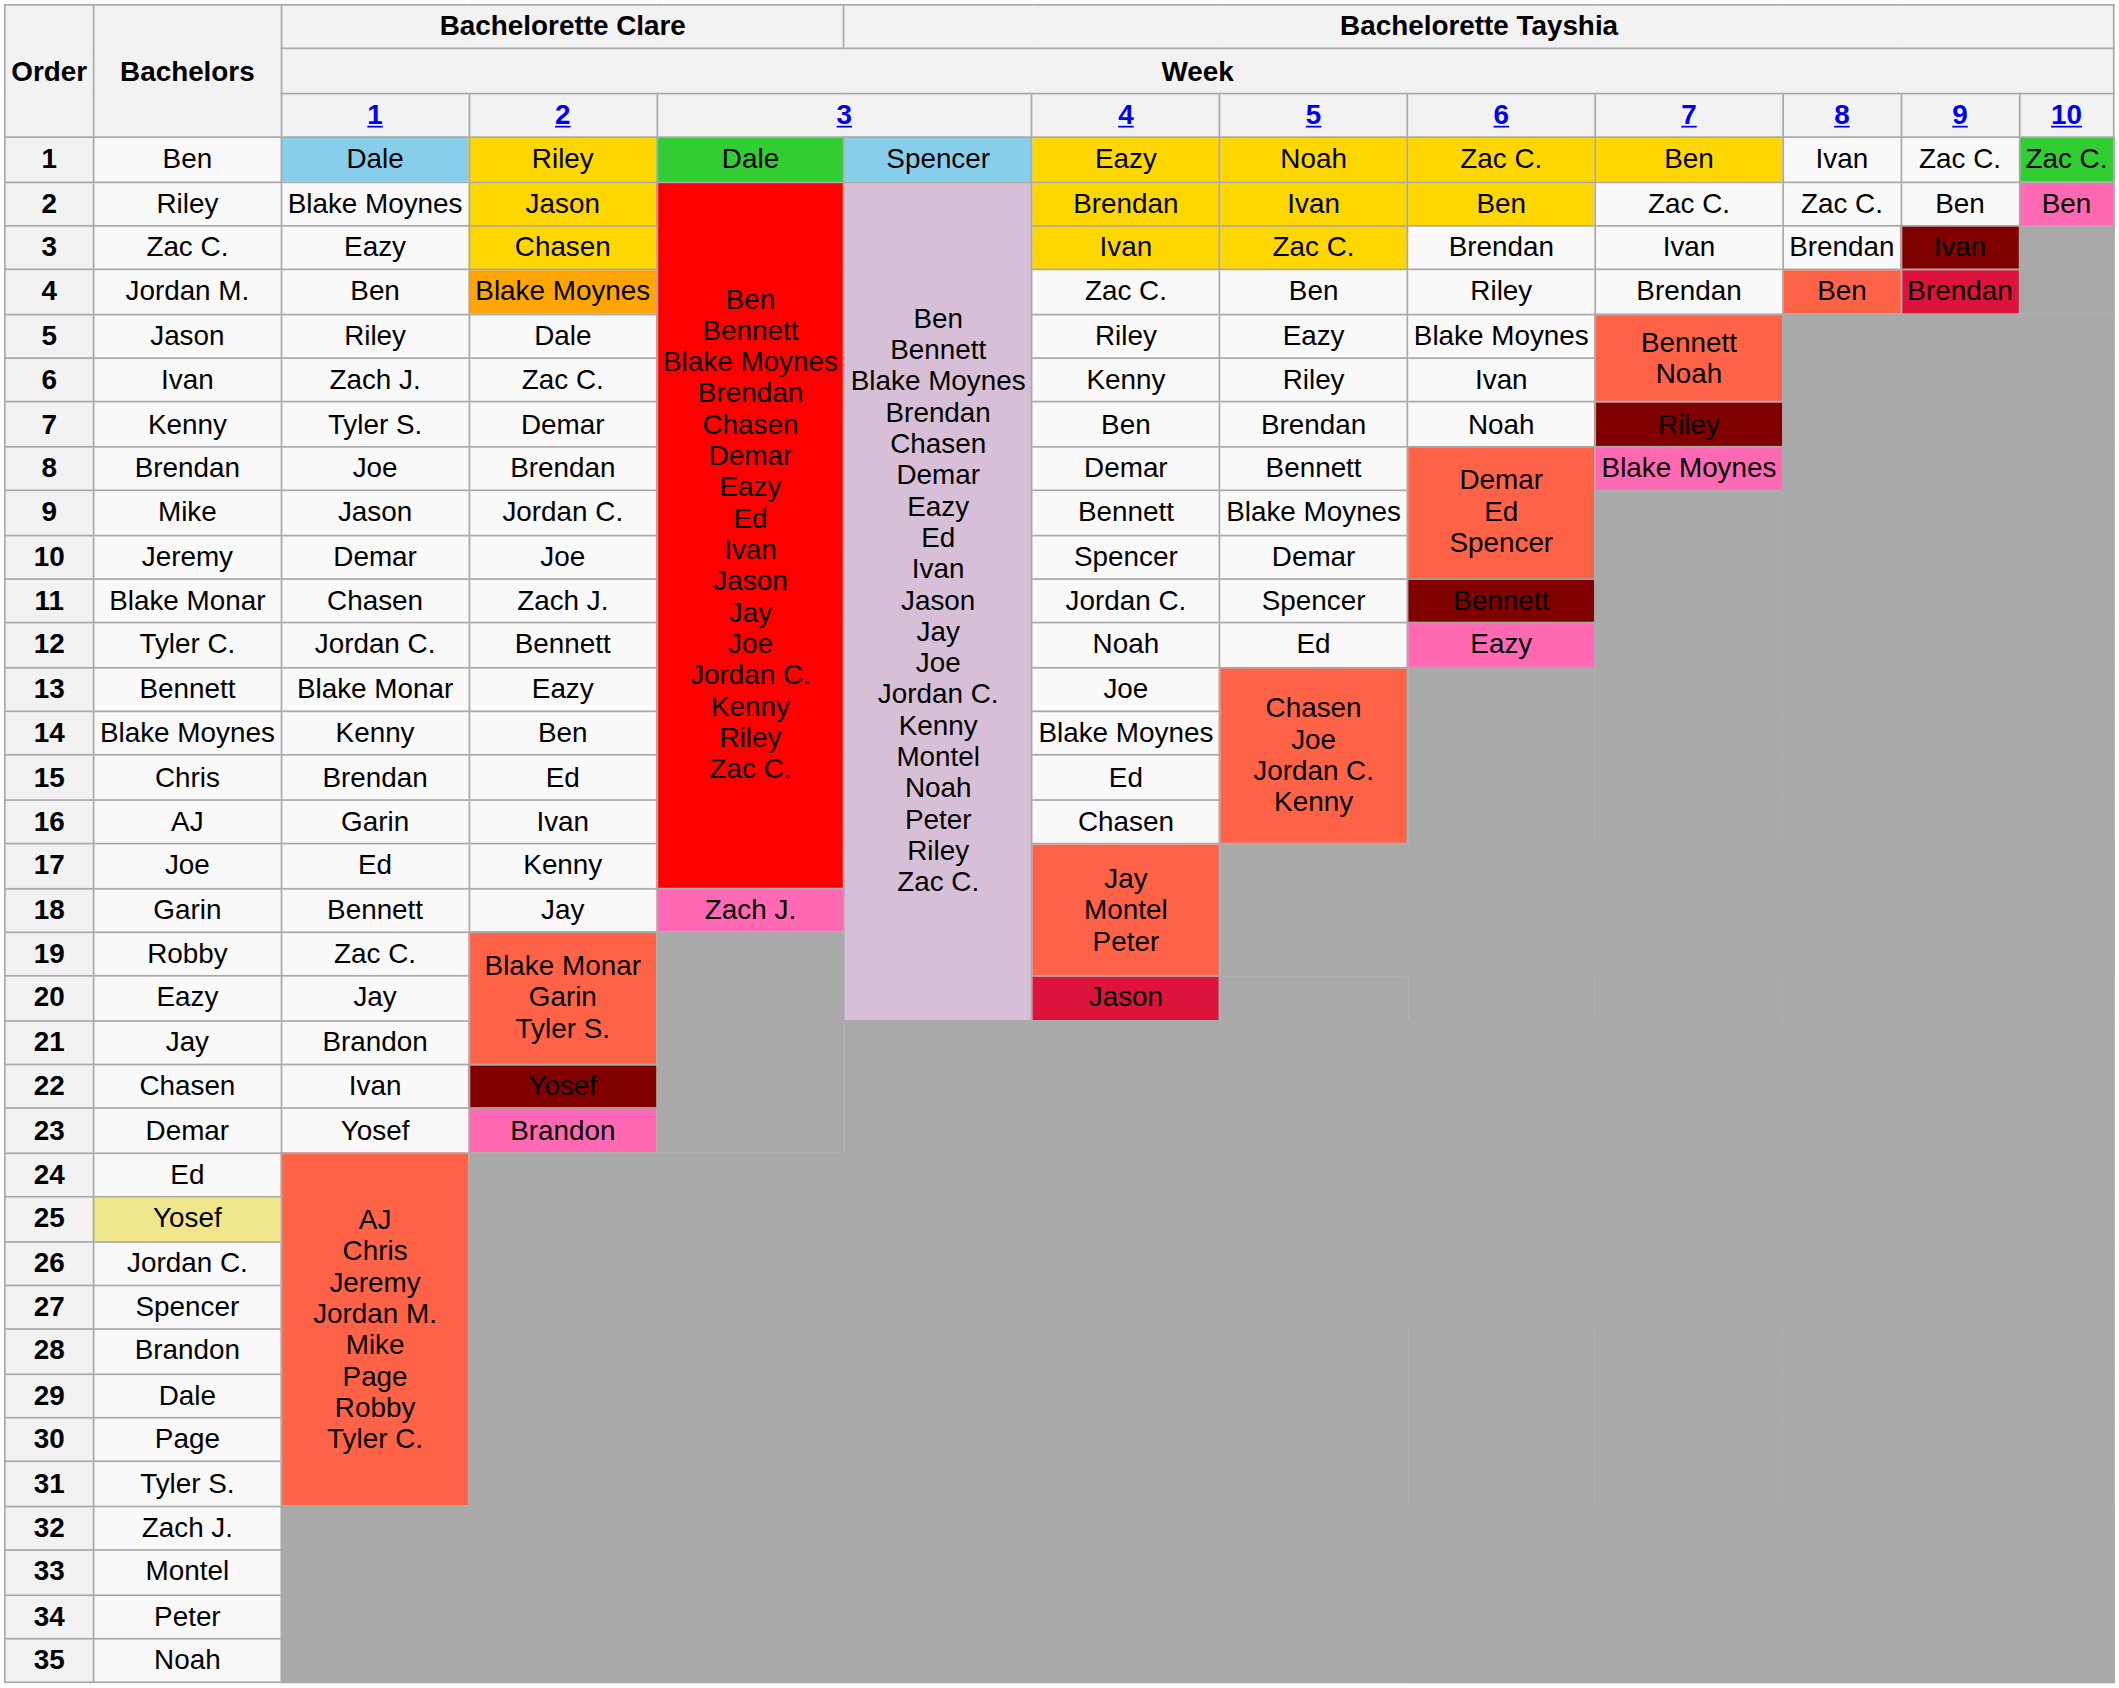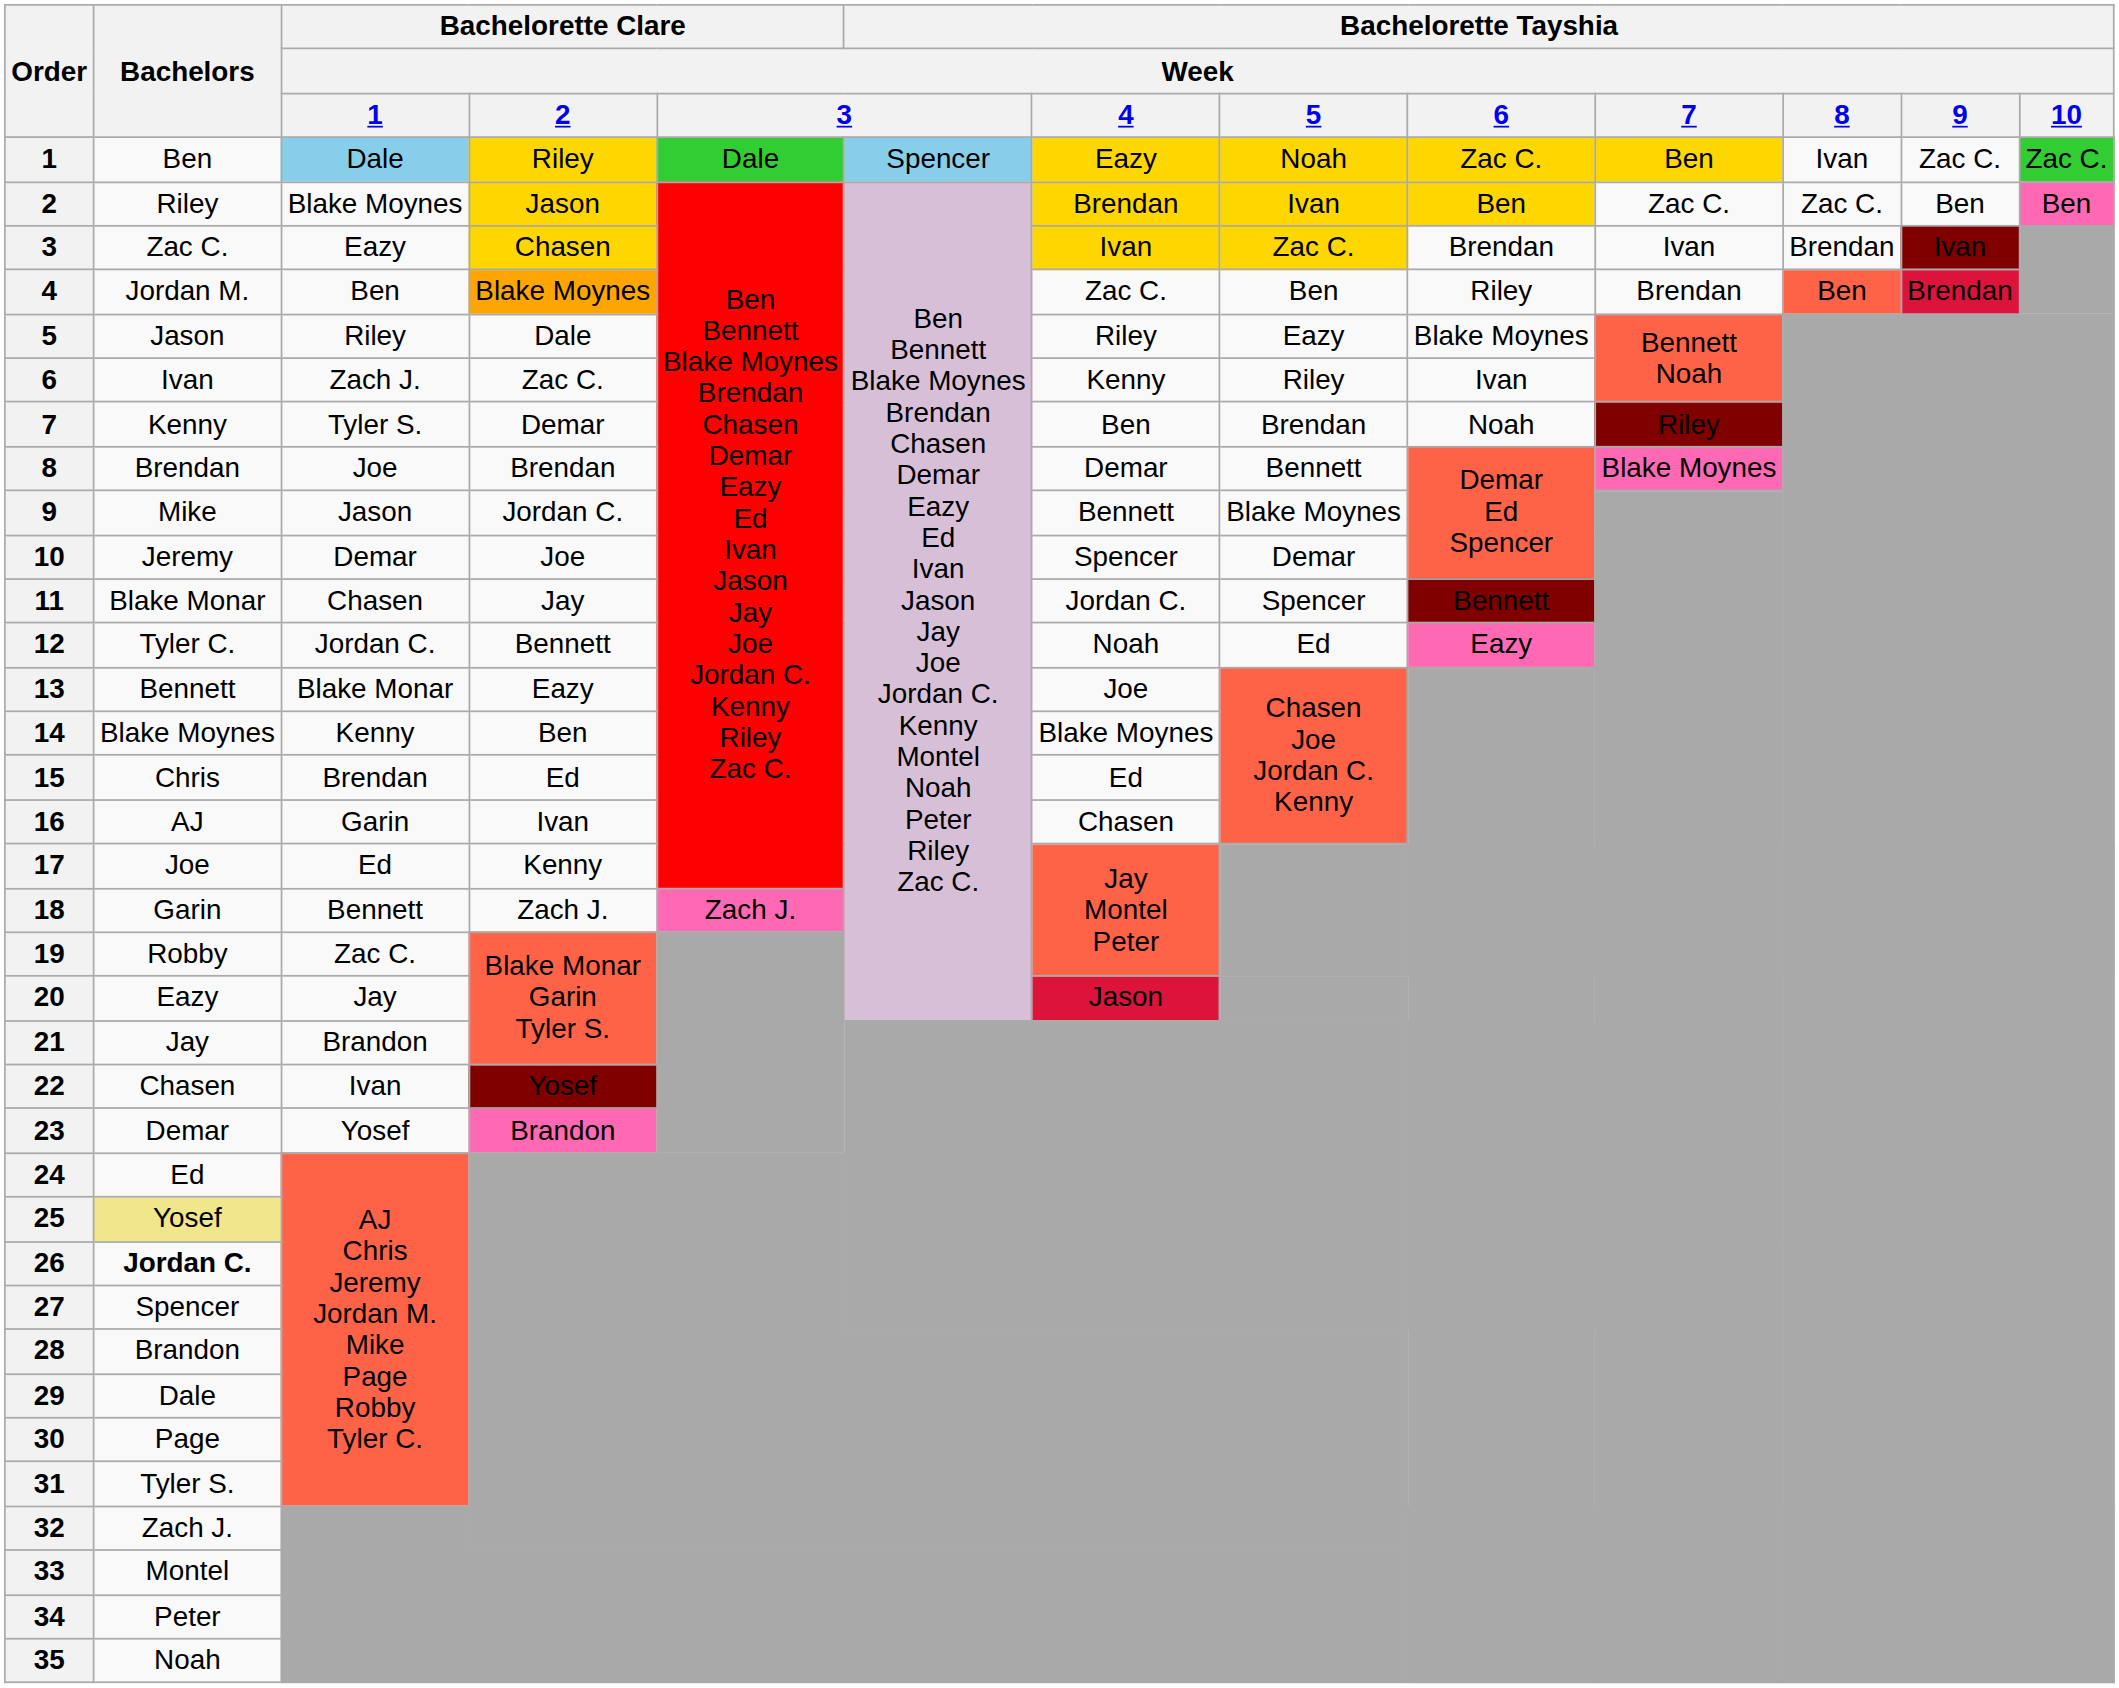(563, 600) Zach J. -> (563, 600) Jay
(563, 909) Jay -> (563, 909) Zach J.
(187, 1262) normal -> (187, 1262) bold
